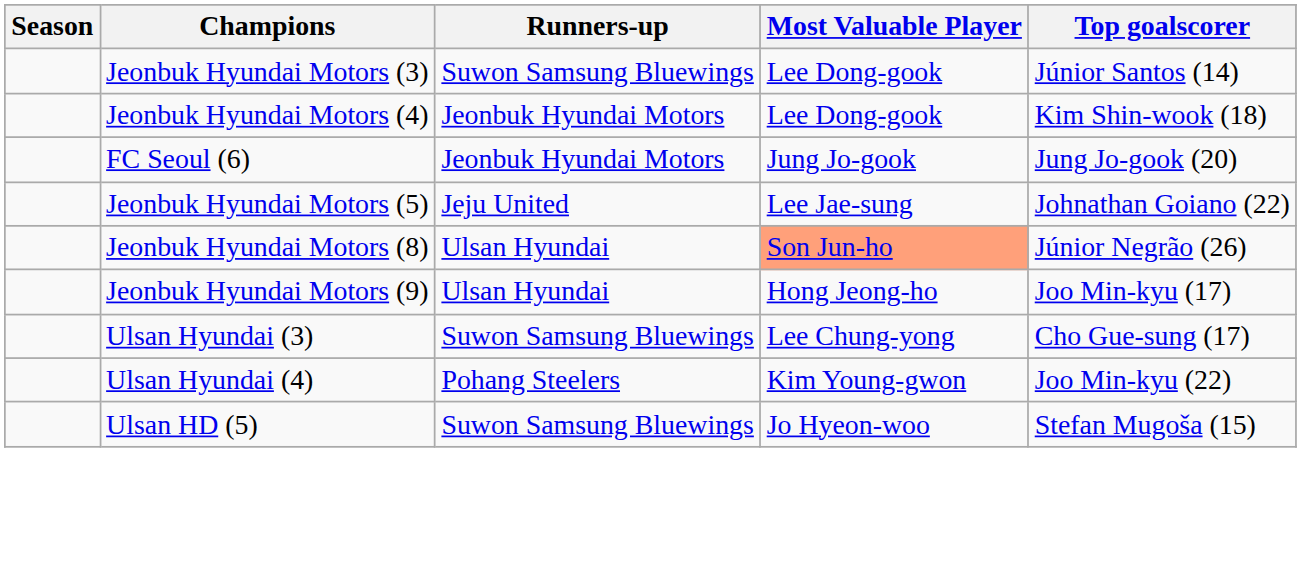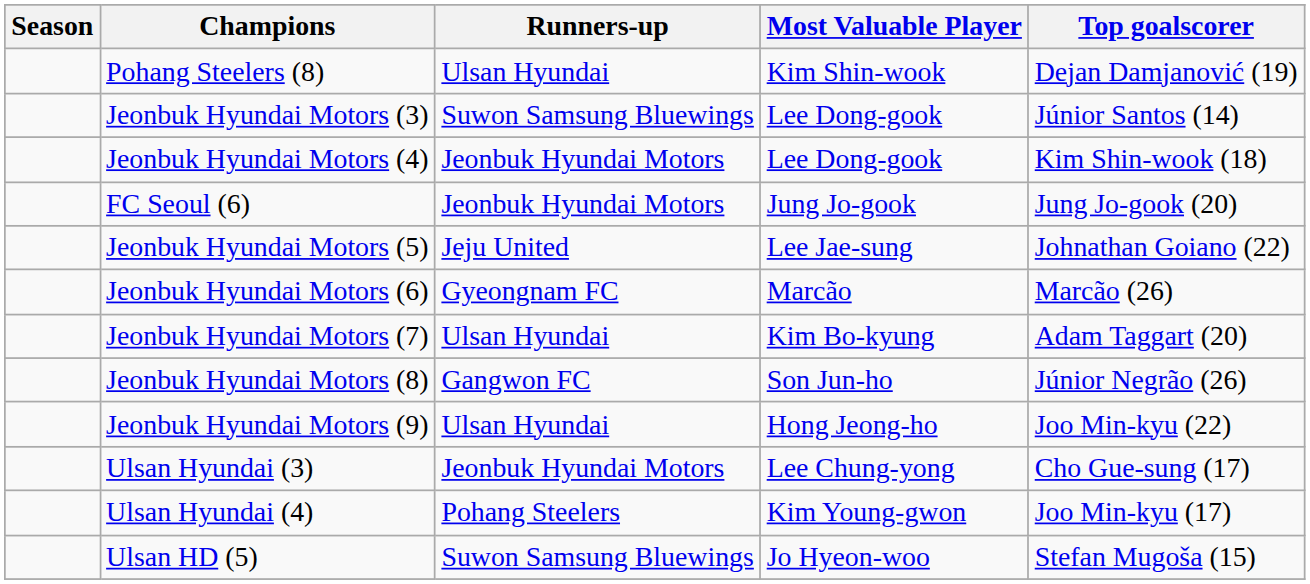+ row: (215, 70)
+ row: (267, 291)
+ row: (267, 335)
(525, 247) Ulsan Hyundai -> (516, 379) Gangwon FC
(830, 247) lightsalmon background -> (830, 379) no background
(1133, 291) Joo Min-kyu (17) -> (1133, 423) Joo Min-kyu (22)
(598, 335) Suwon Samsung Bluewings -> (583, 468) Jeonbuk Hyundai Motors
(1133, 379) Joo Min-kyu (22) -> (1133, 512) Joo Min-kyu (17)
